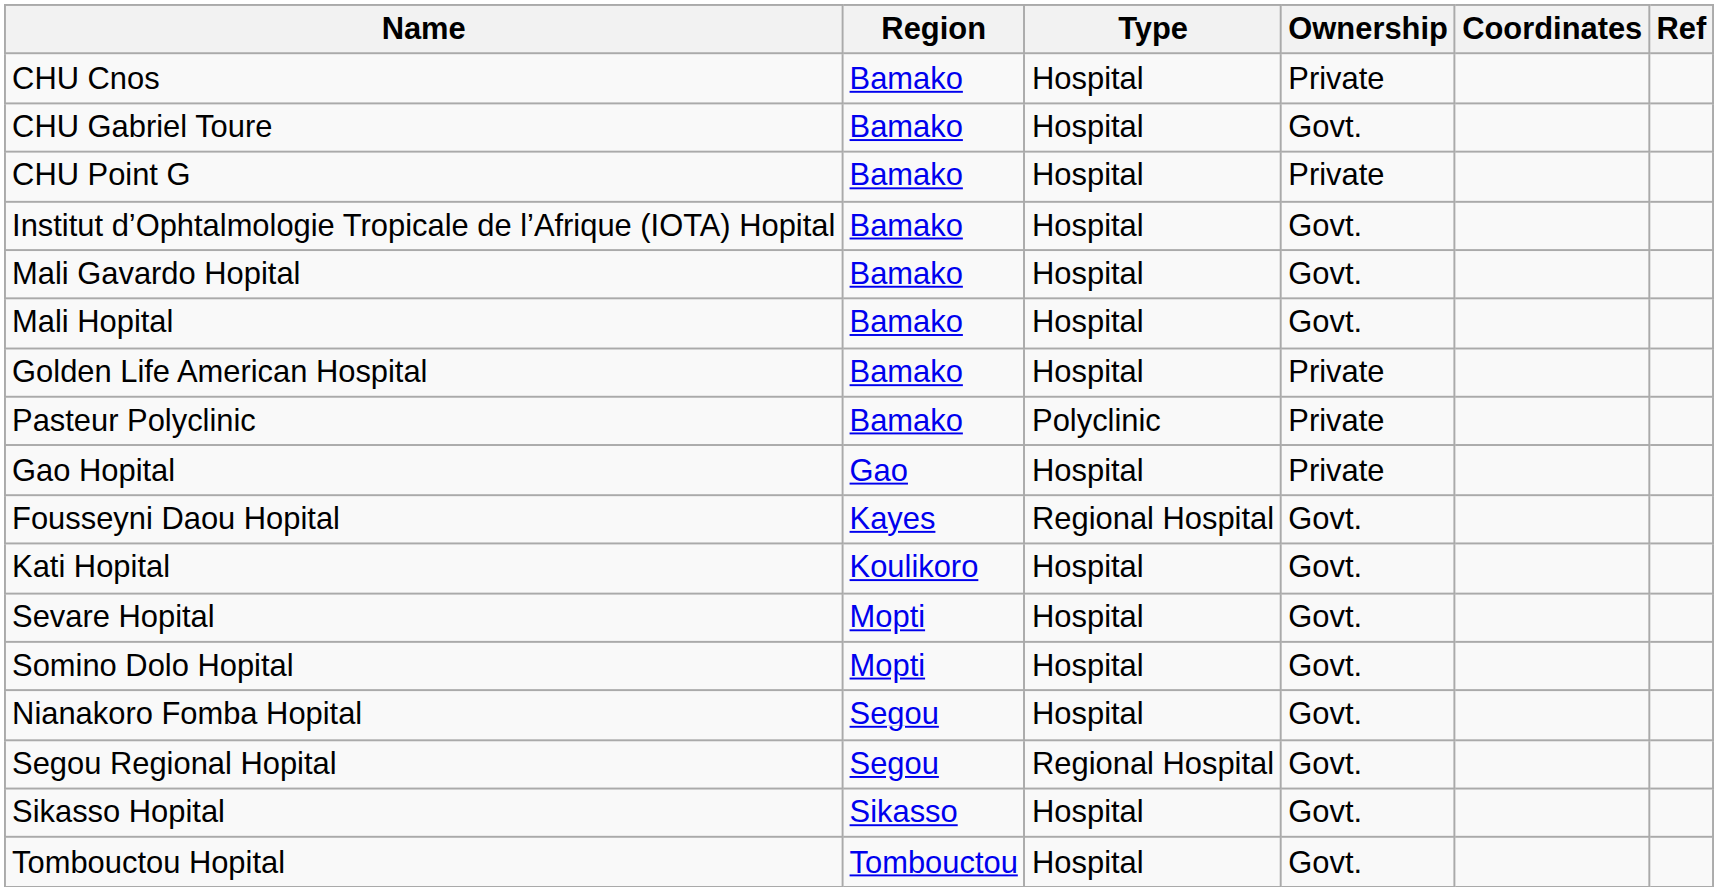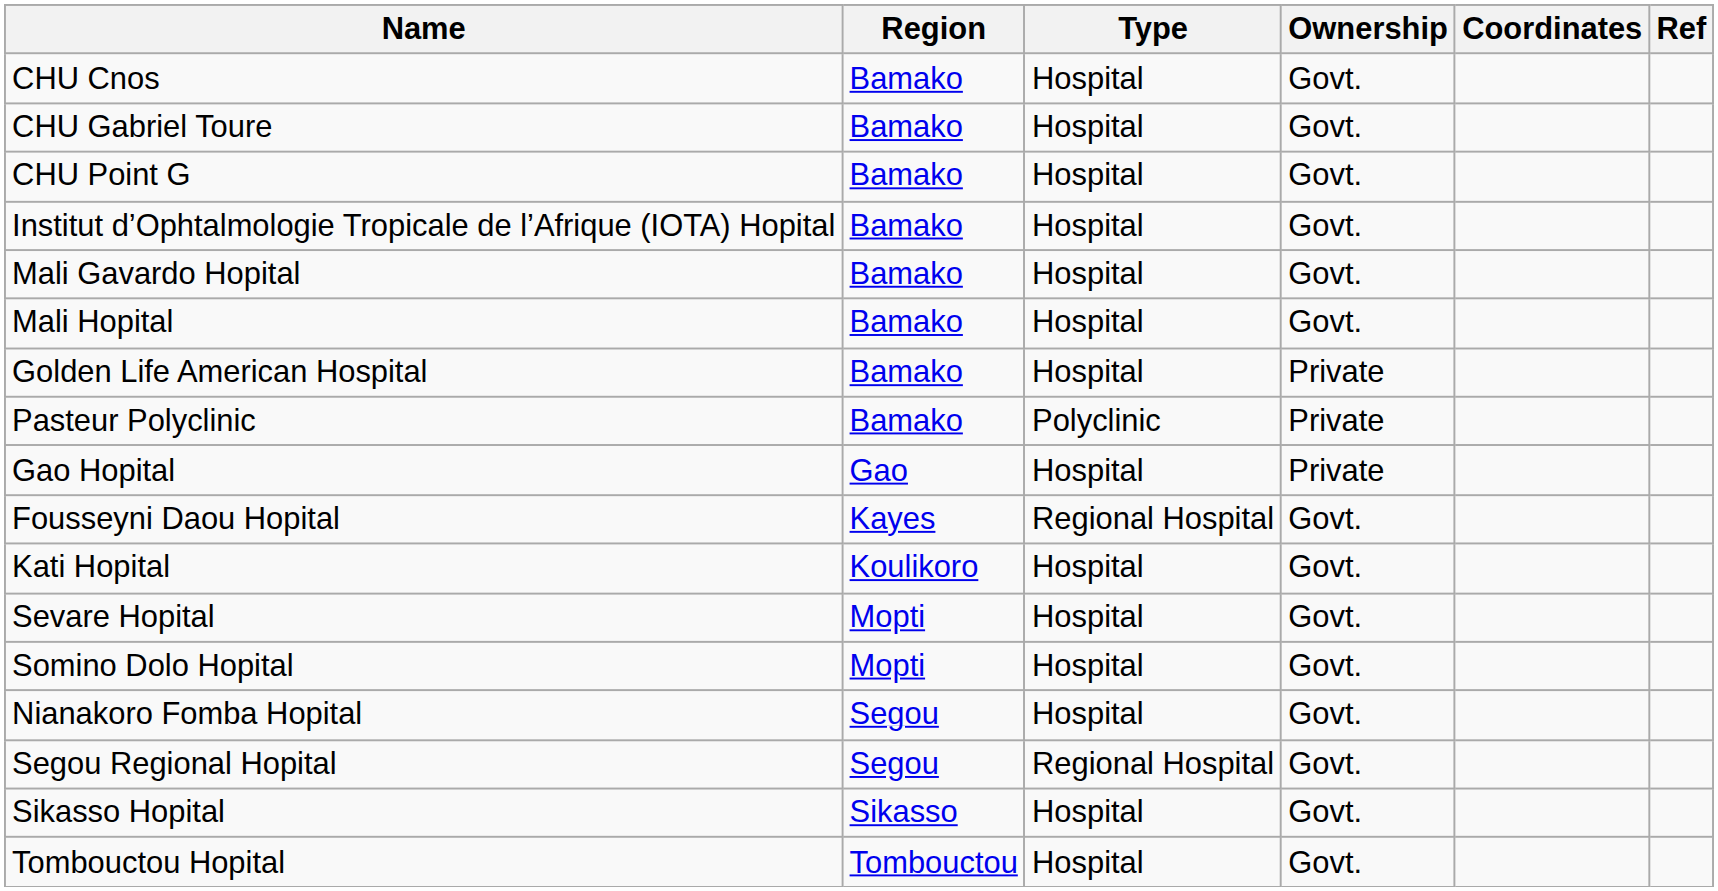(1336, 77) Private -> (1325, 77) Govt.
(1336, 175) Private -> (1325, 175) Govt.
